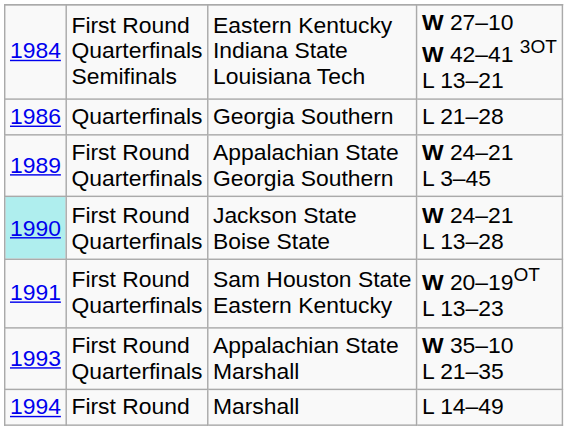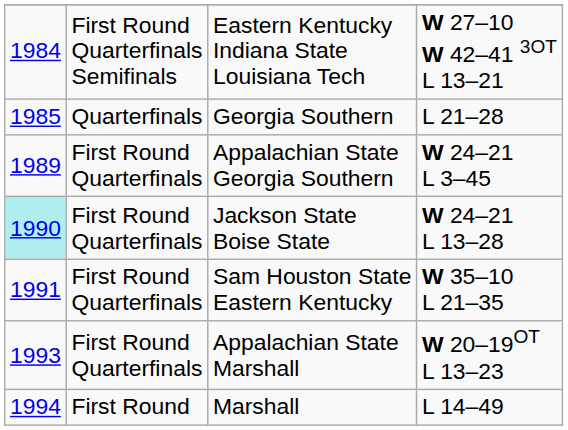(35, 116) 1986 -> (35, 116) 1985
(481, 292) W 20–19OT L 13–23 -> (468, 289) W 35–10 L 21–35
(468, 358) W 35–10 L 21–35 -> (481, 354) W 20–19OT L 13–23
